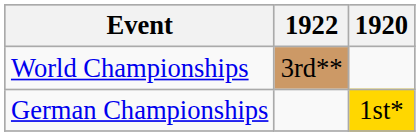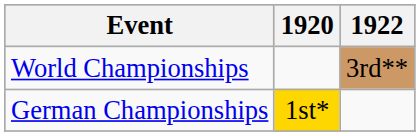columns swapped: (381, 25) <-> (312, 25)
